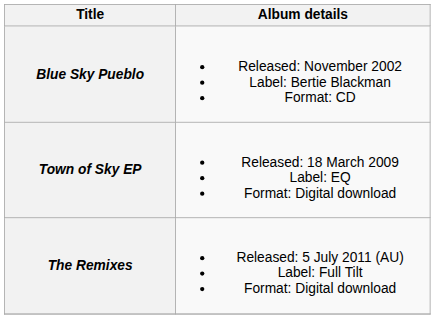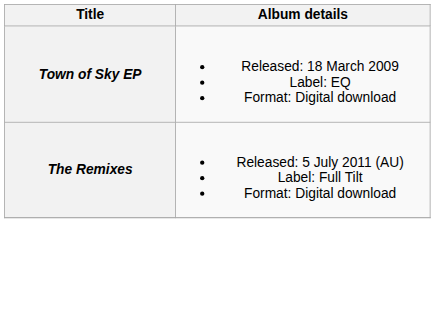- row: (90, 74)
